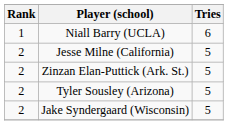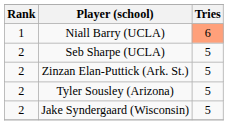(208, 33) no background -> (208, 33) lightsalmon background
- row: (115, 52)
+ row: (115, 52)
